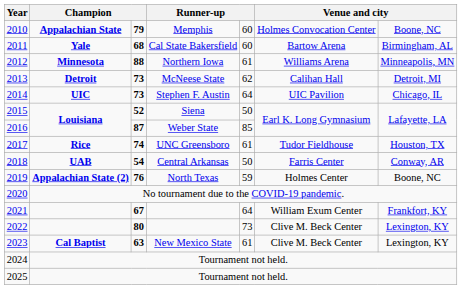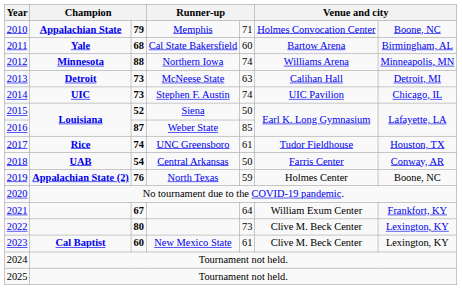(247, 29) 60 -> (247, 29) 71
(247, 62) 61 -> (247, 62) 74
(247, 78) 62 -> (247, 78) 63
(247, 95) 64 -> (247, 95) 74
(139, 243) 63 -> (139, 243) 60
